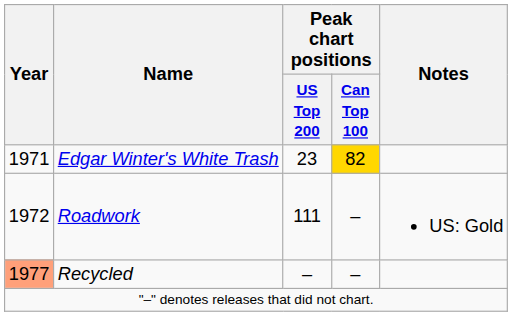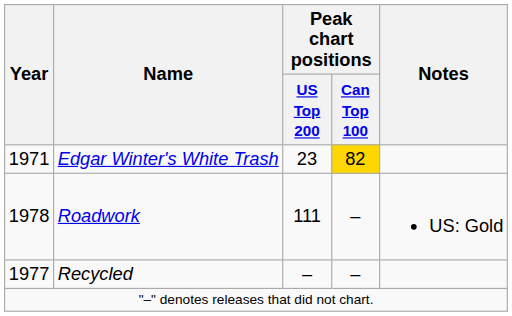(29, 216) 1972 -> (29, 216) 1978
(29, 273) lightsalmon background -> (29, 273) no background
